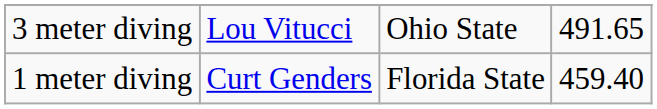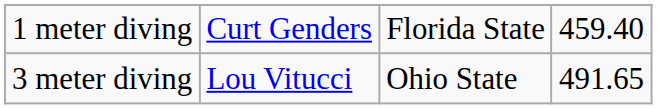rows swapped: (102, 77) <-> (102, 28)
